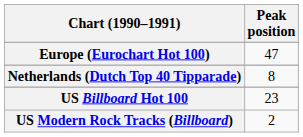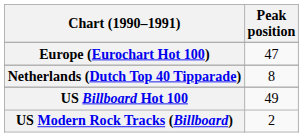(271, 98) 23 -> (271, 98) 49
